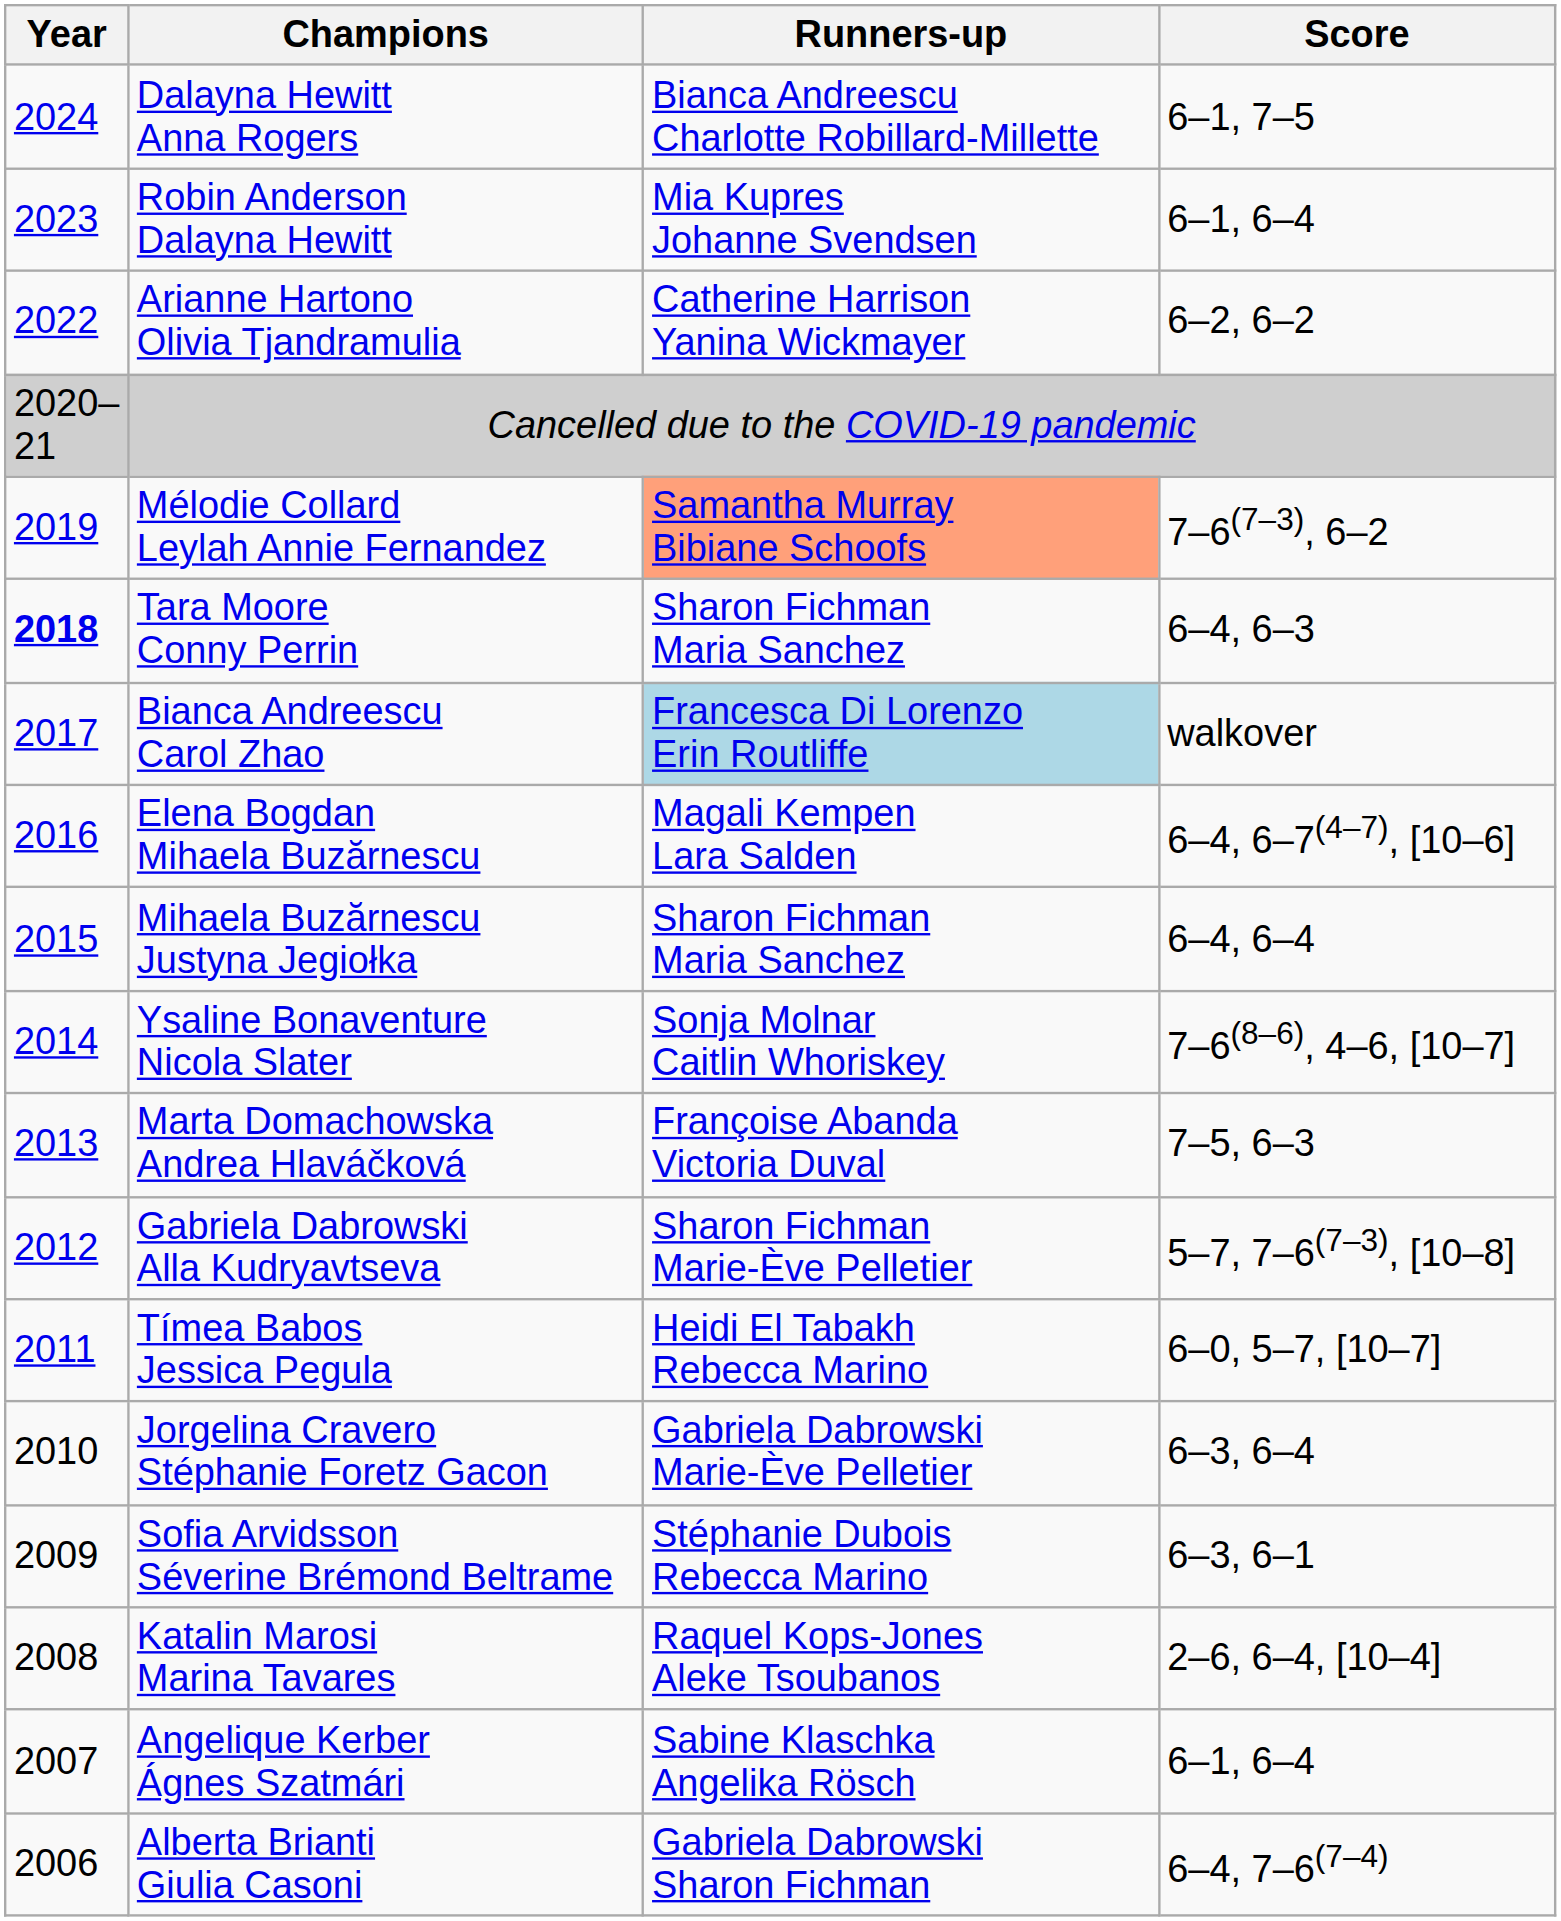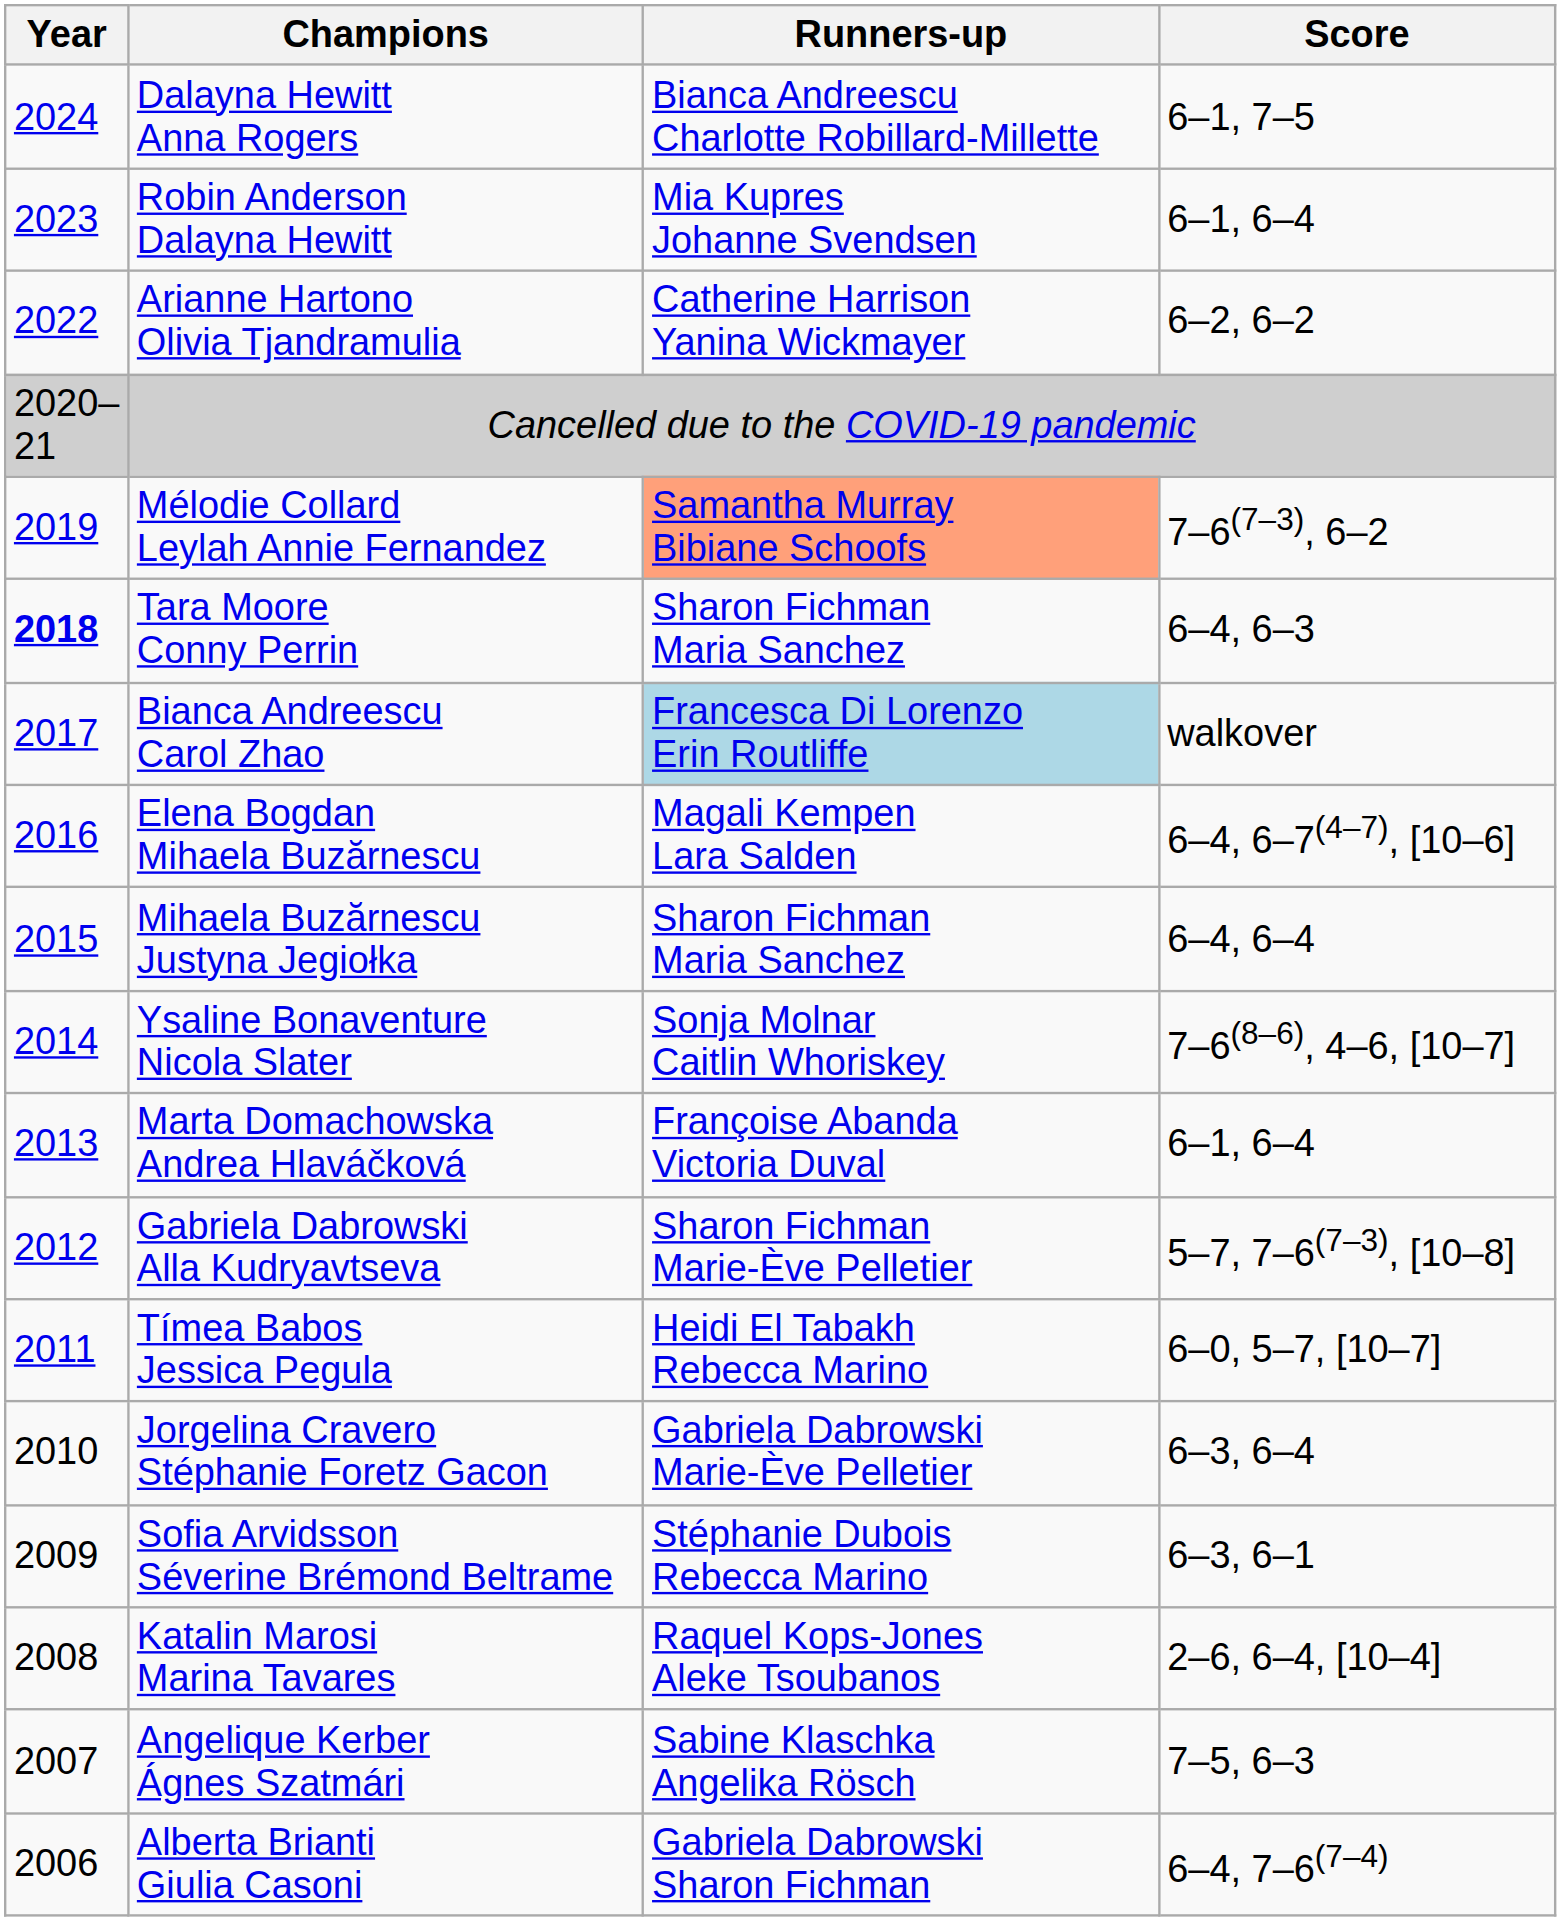(1241, 1144) 7–5, 6–3 -> (1241, 1144) 6–1, 6–4
(1241, 1760) 6–1, 6–4 -> (1241, 1760) 7–5, 6–3
